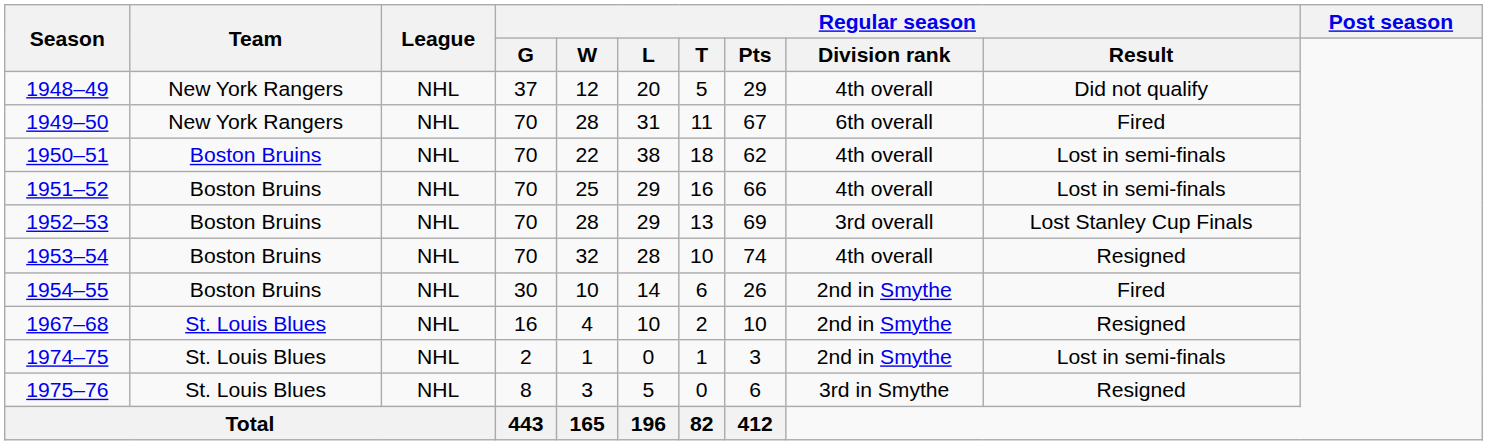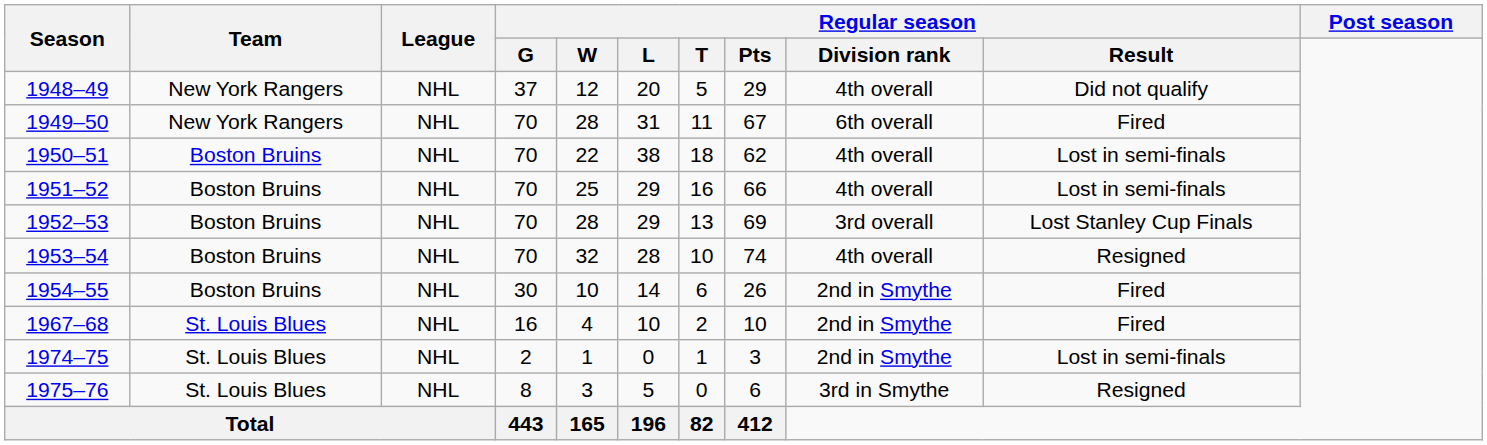(1141, 323) Resigned -> (1141, 323) Fired
